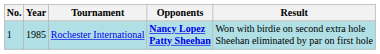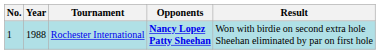(36, 35) 1985 -> (36, 35) 1988
